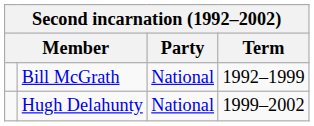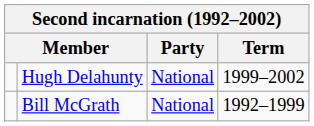rows swapped: (71, 76) <-> (82, 105)
